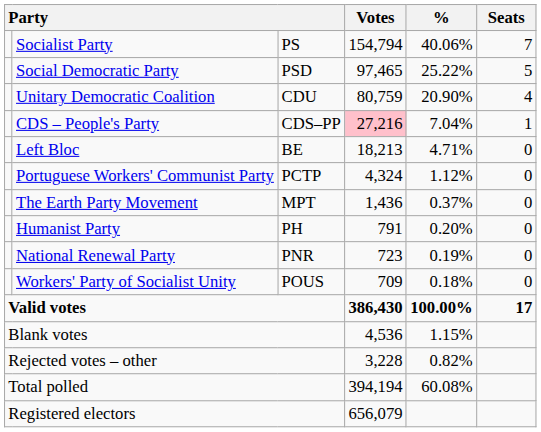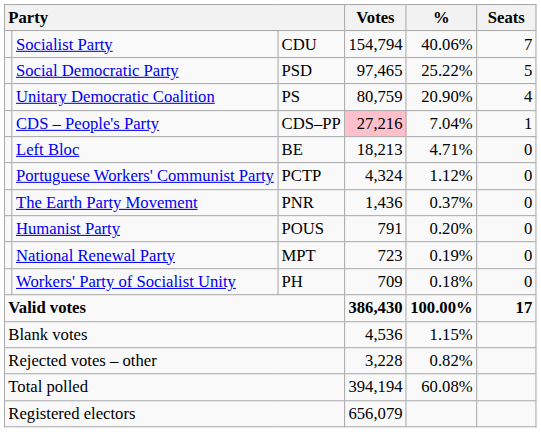(291, 44) PS -> (299, 44) CDU
(299, 96) CDU -> (291, 96) PS
(299, 202) MPT -> (298, 202) PNR
(292, 228) PH -> (303, 228) POUS
(298, 255) PNR -> (299, 255) MPT
(303, 281) POUS -> (292, 281) PH
